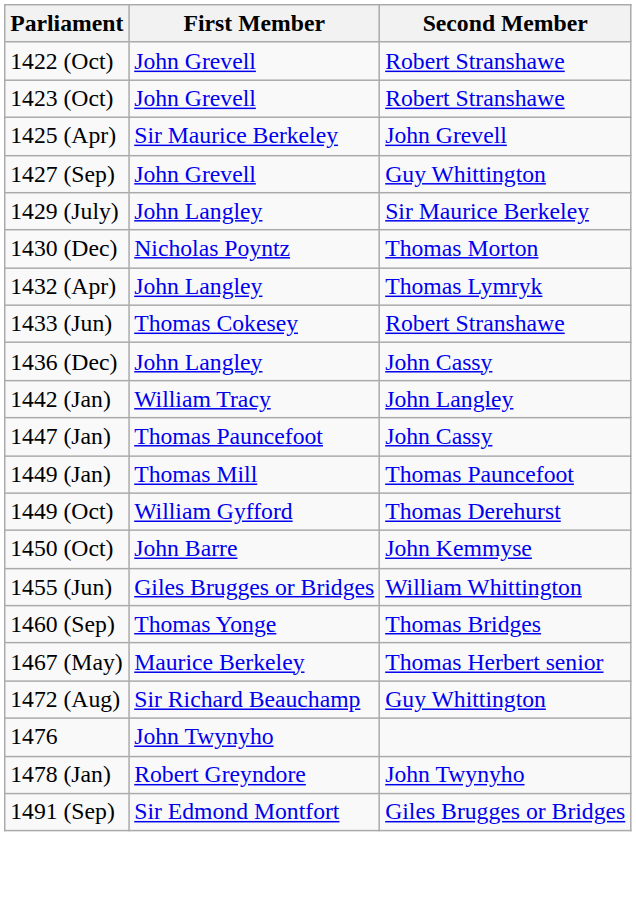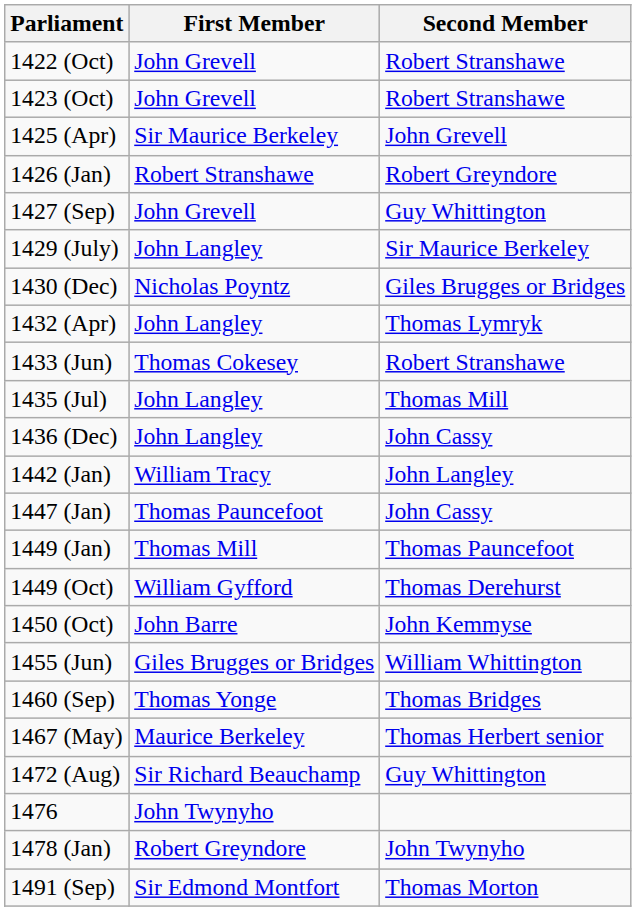+ row: (61, 173)
(462, 248) Thomas Morton -> (505, 286) Giles Brugges or Bridges
+ row: (59, 398)
(505, 811) Giles Brugges or Bridges -> (462, 887) Thomas Morton
